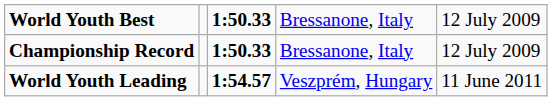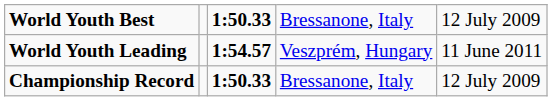rows swapped: (102, 50) <-> (98, 80)
